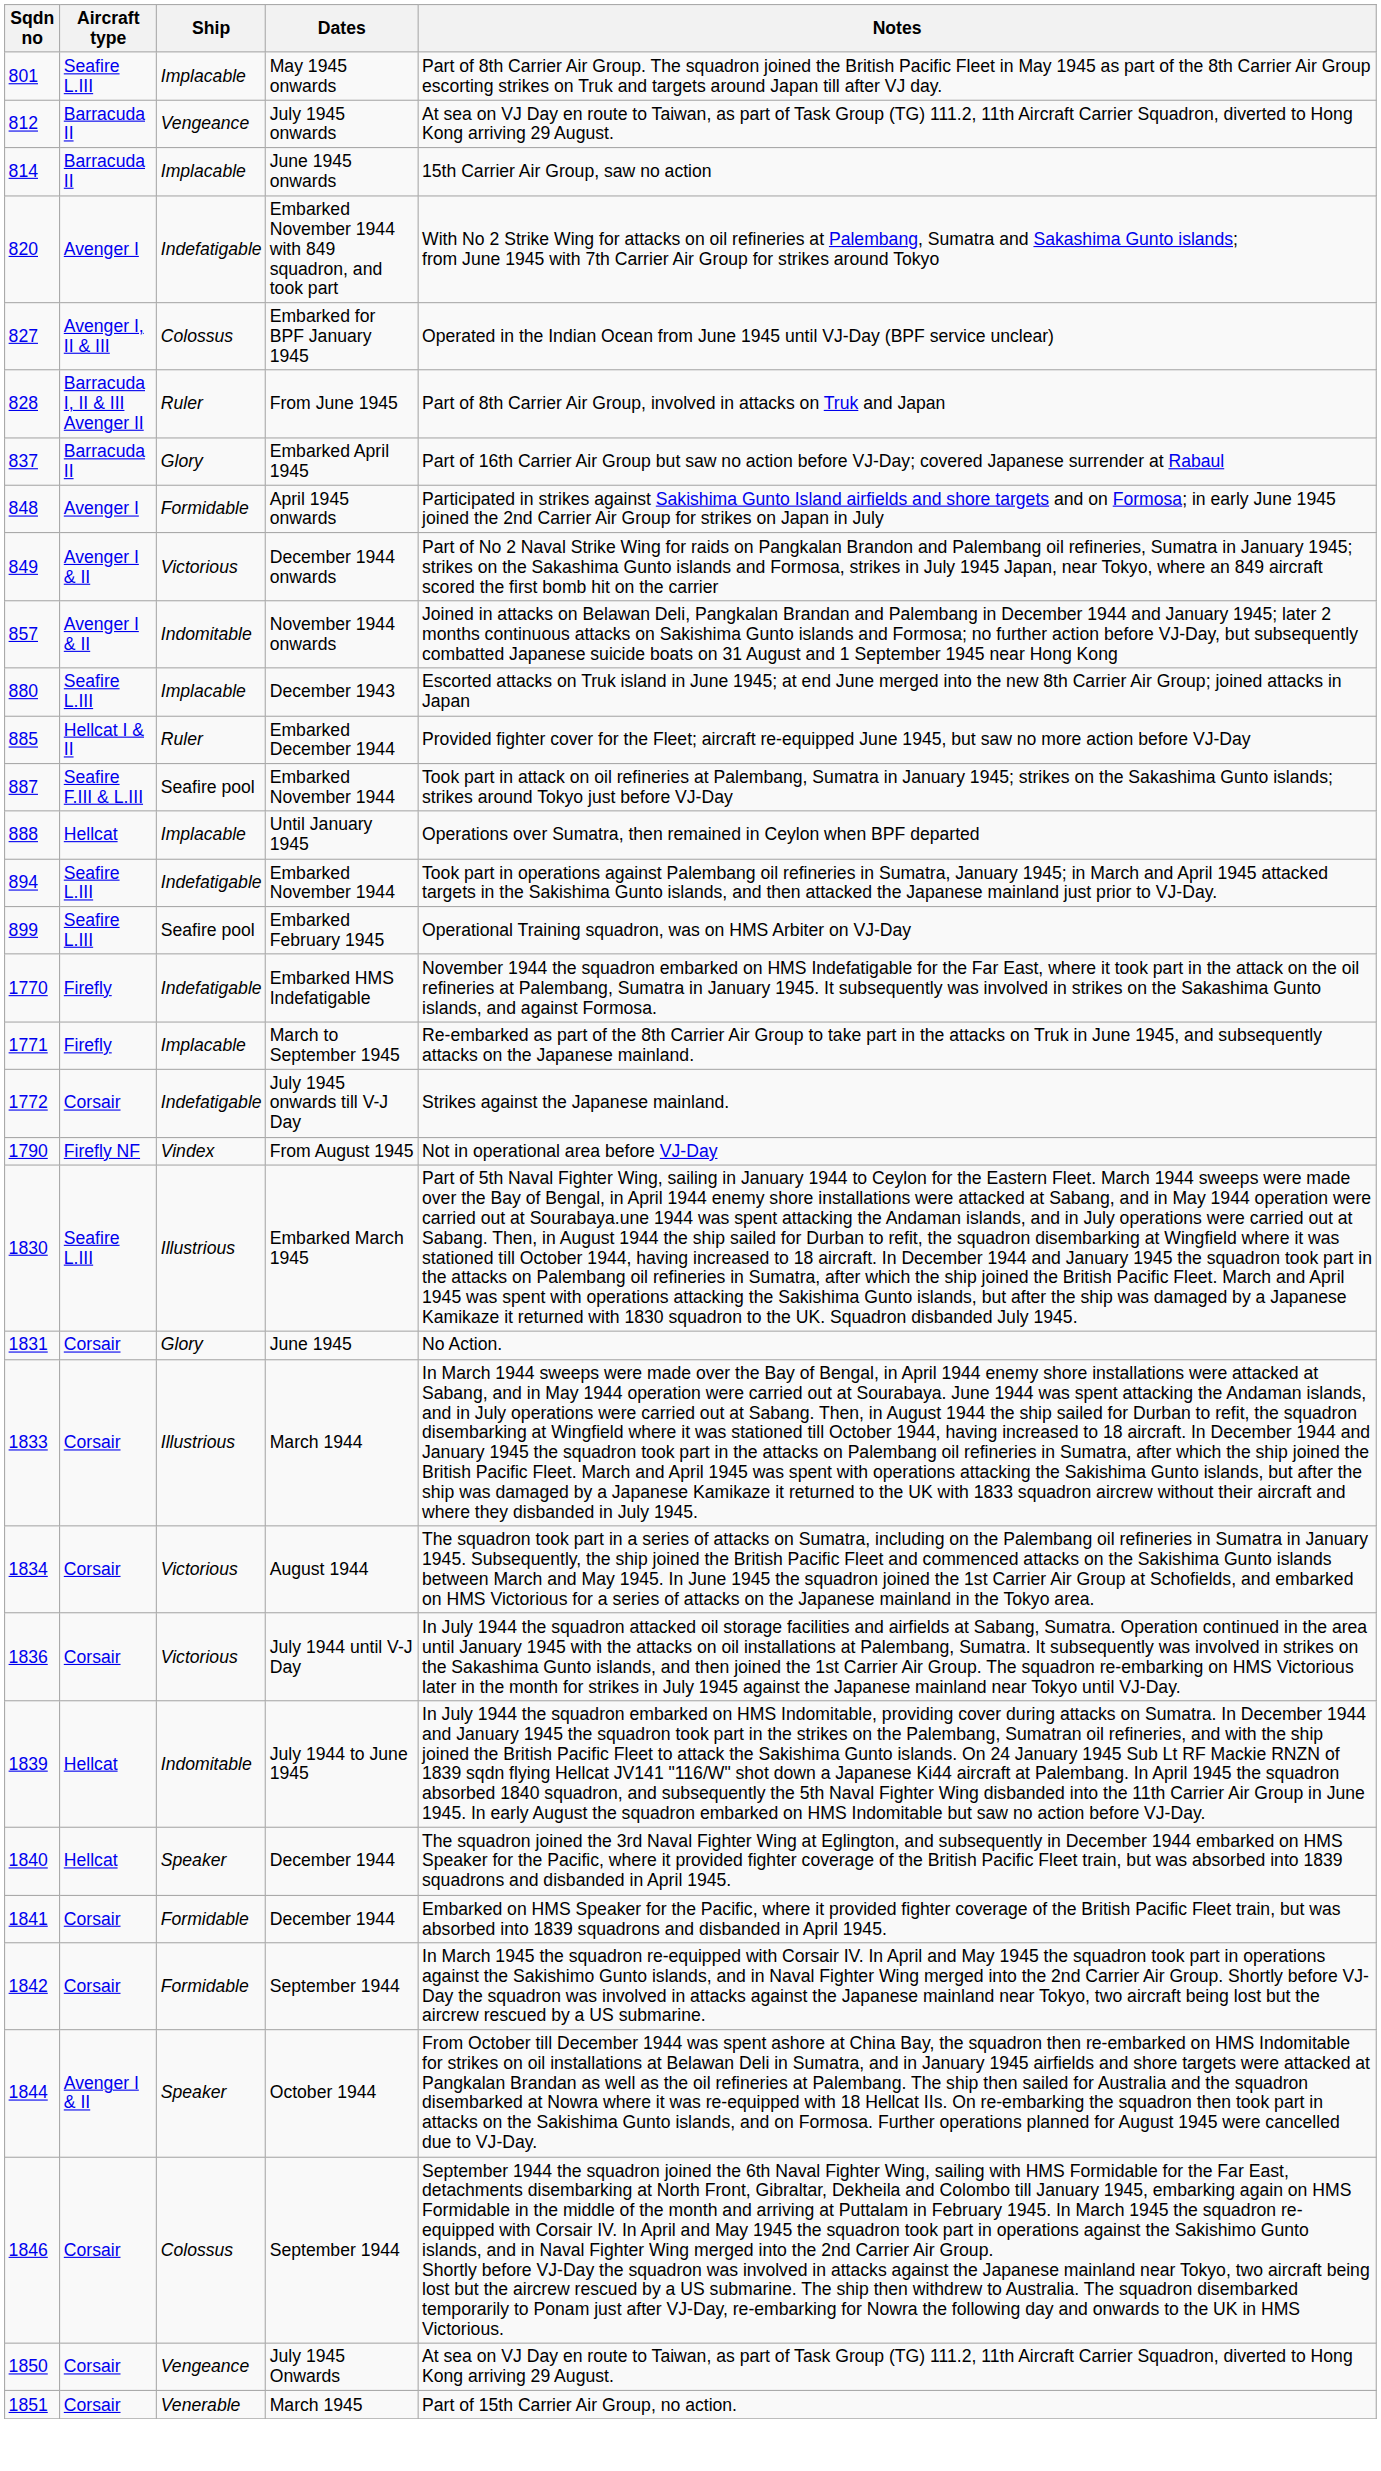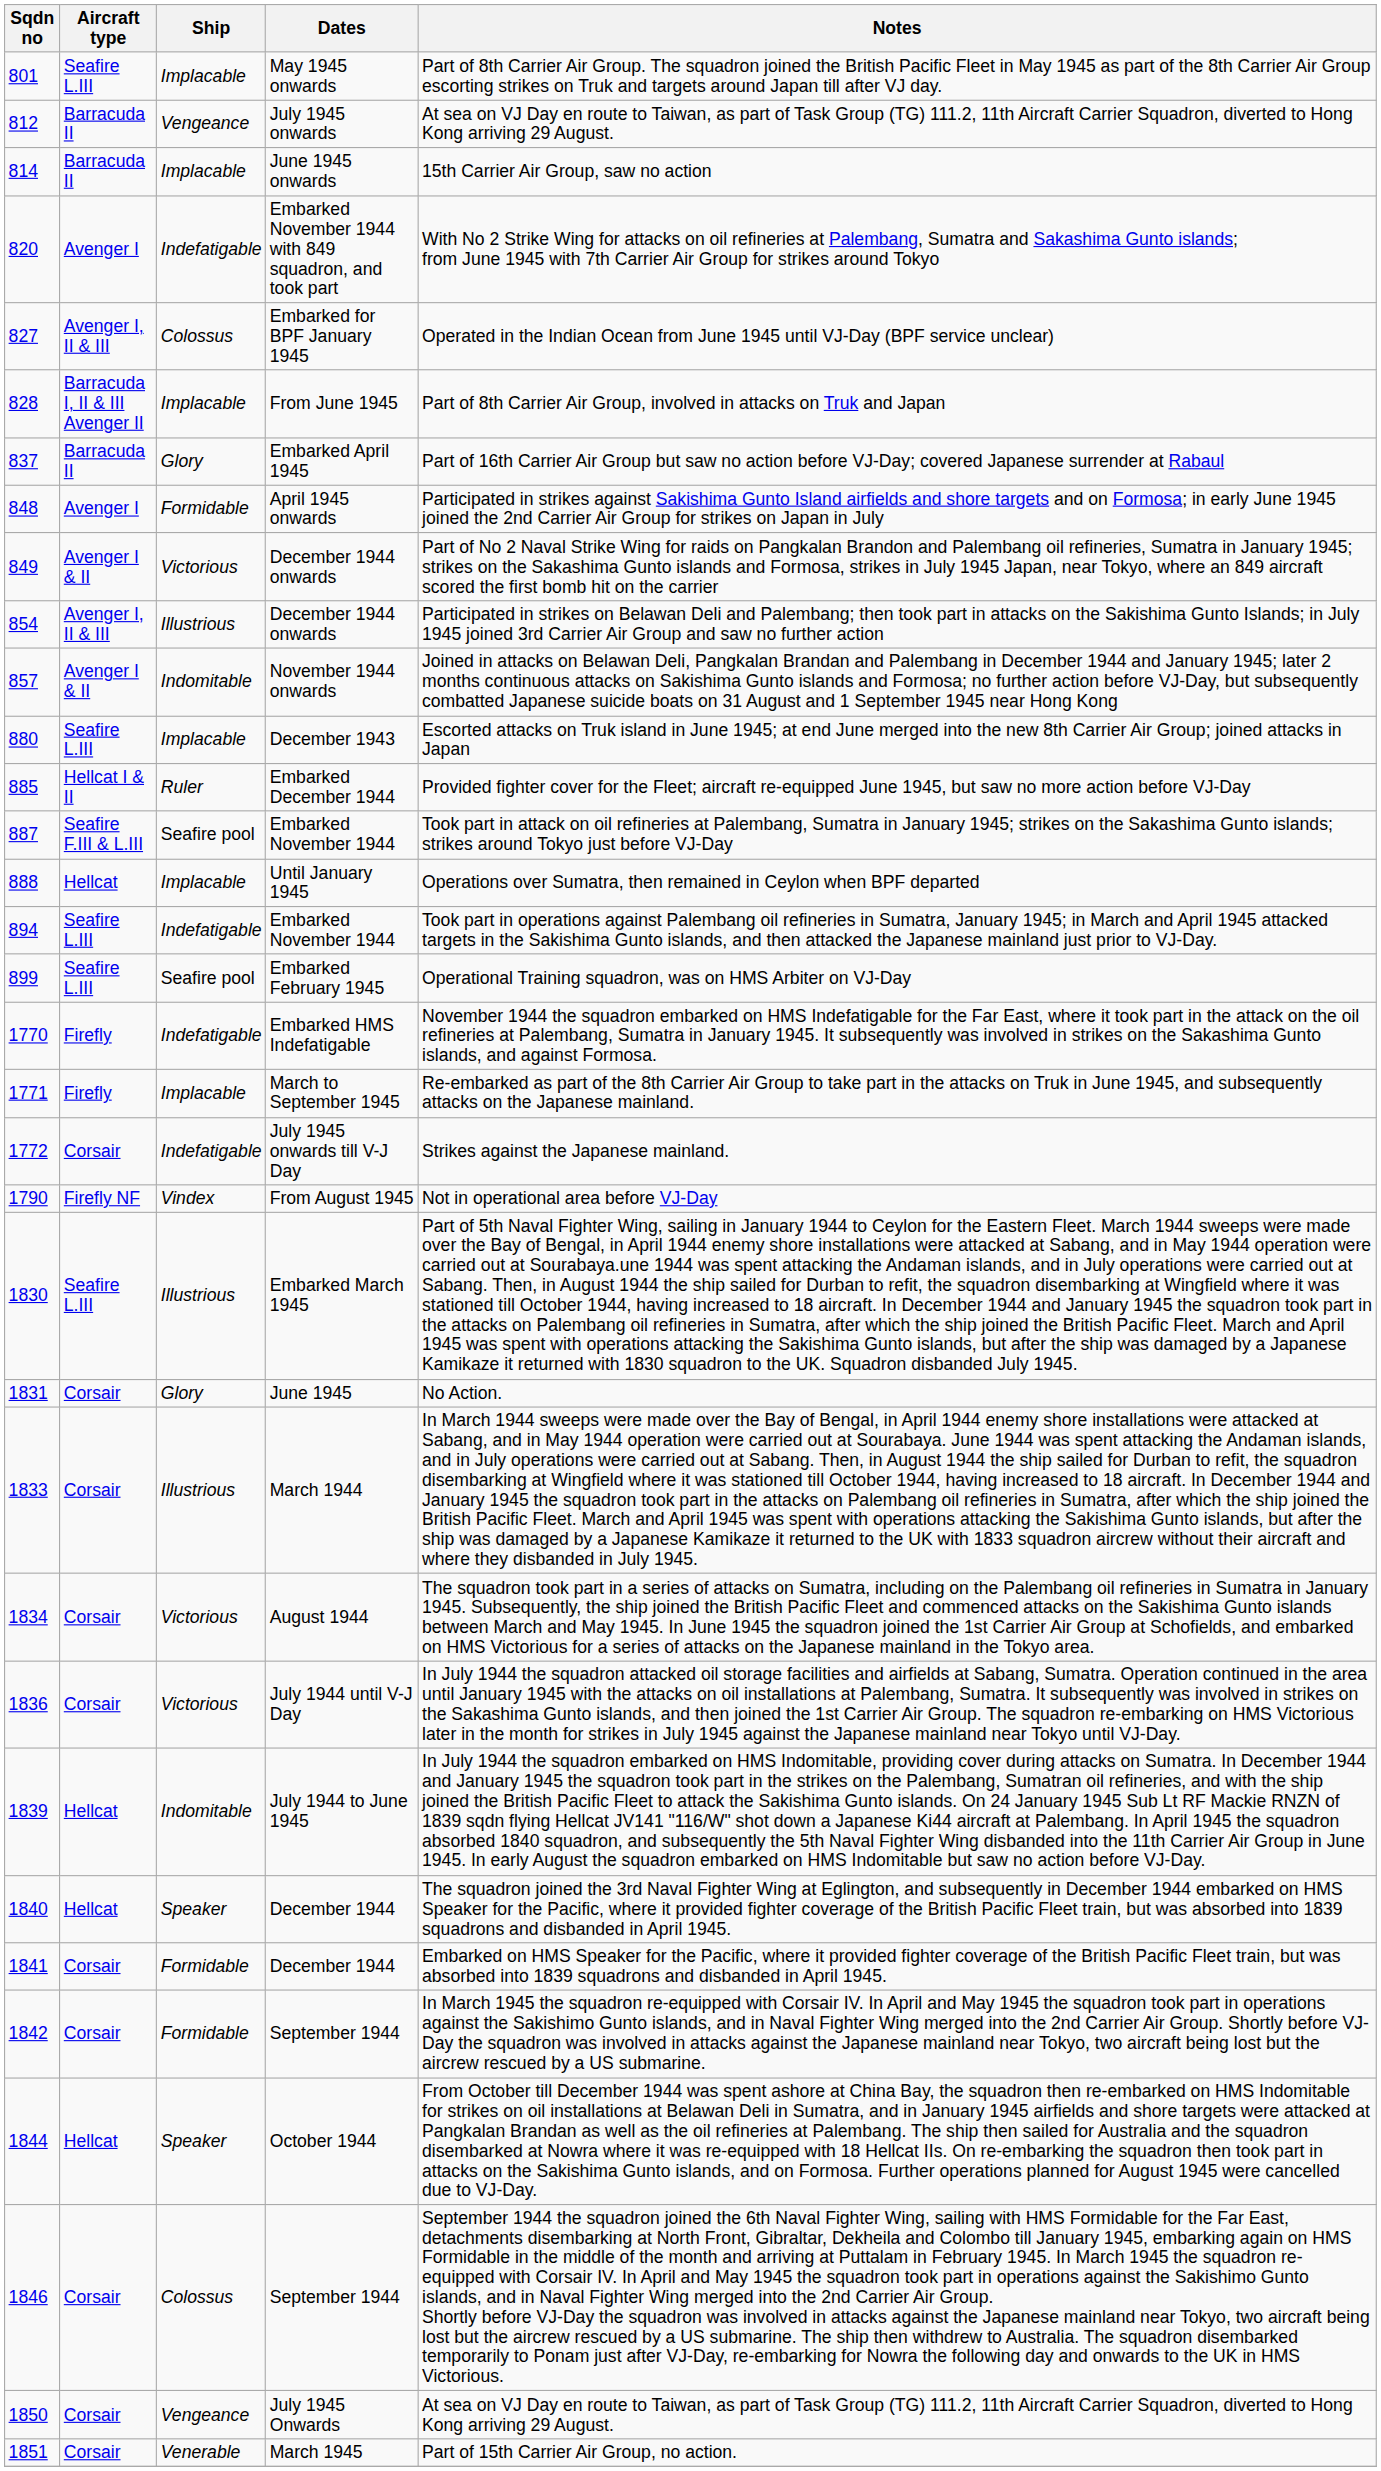(182, 403) Ruler -> (203, 403) Implacable
+ row: (23, 624)
(101, 2093) Avenger I & II -> (91, 2141) Hellcat
